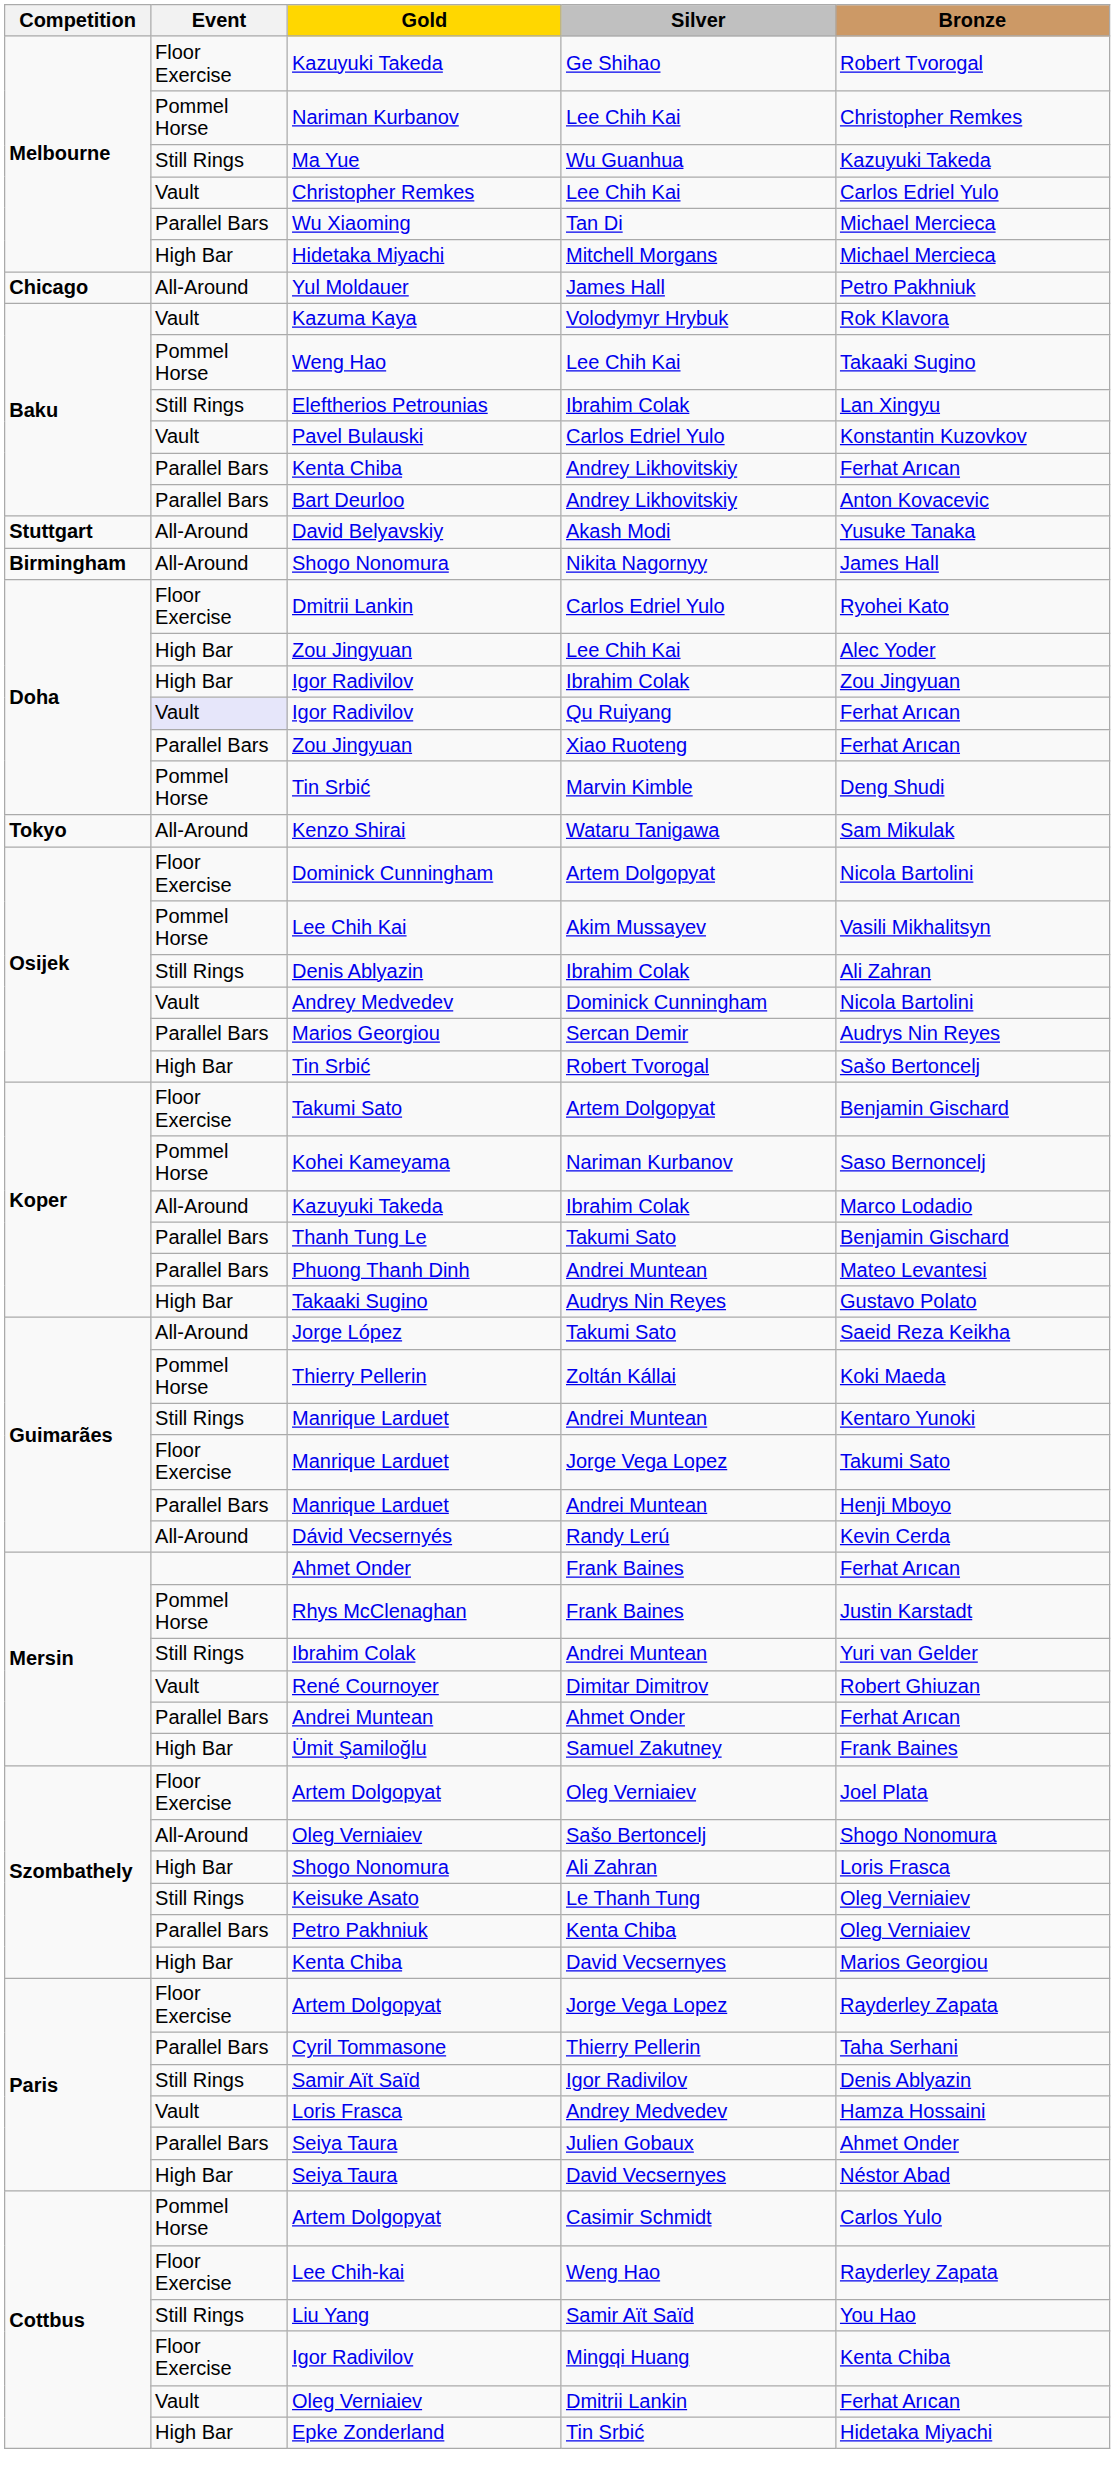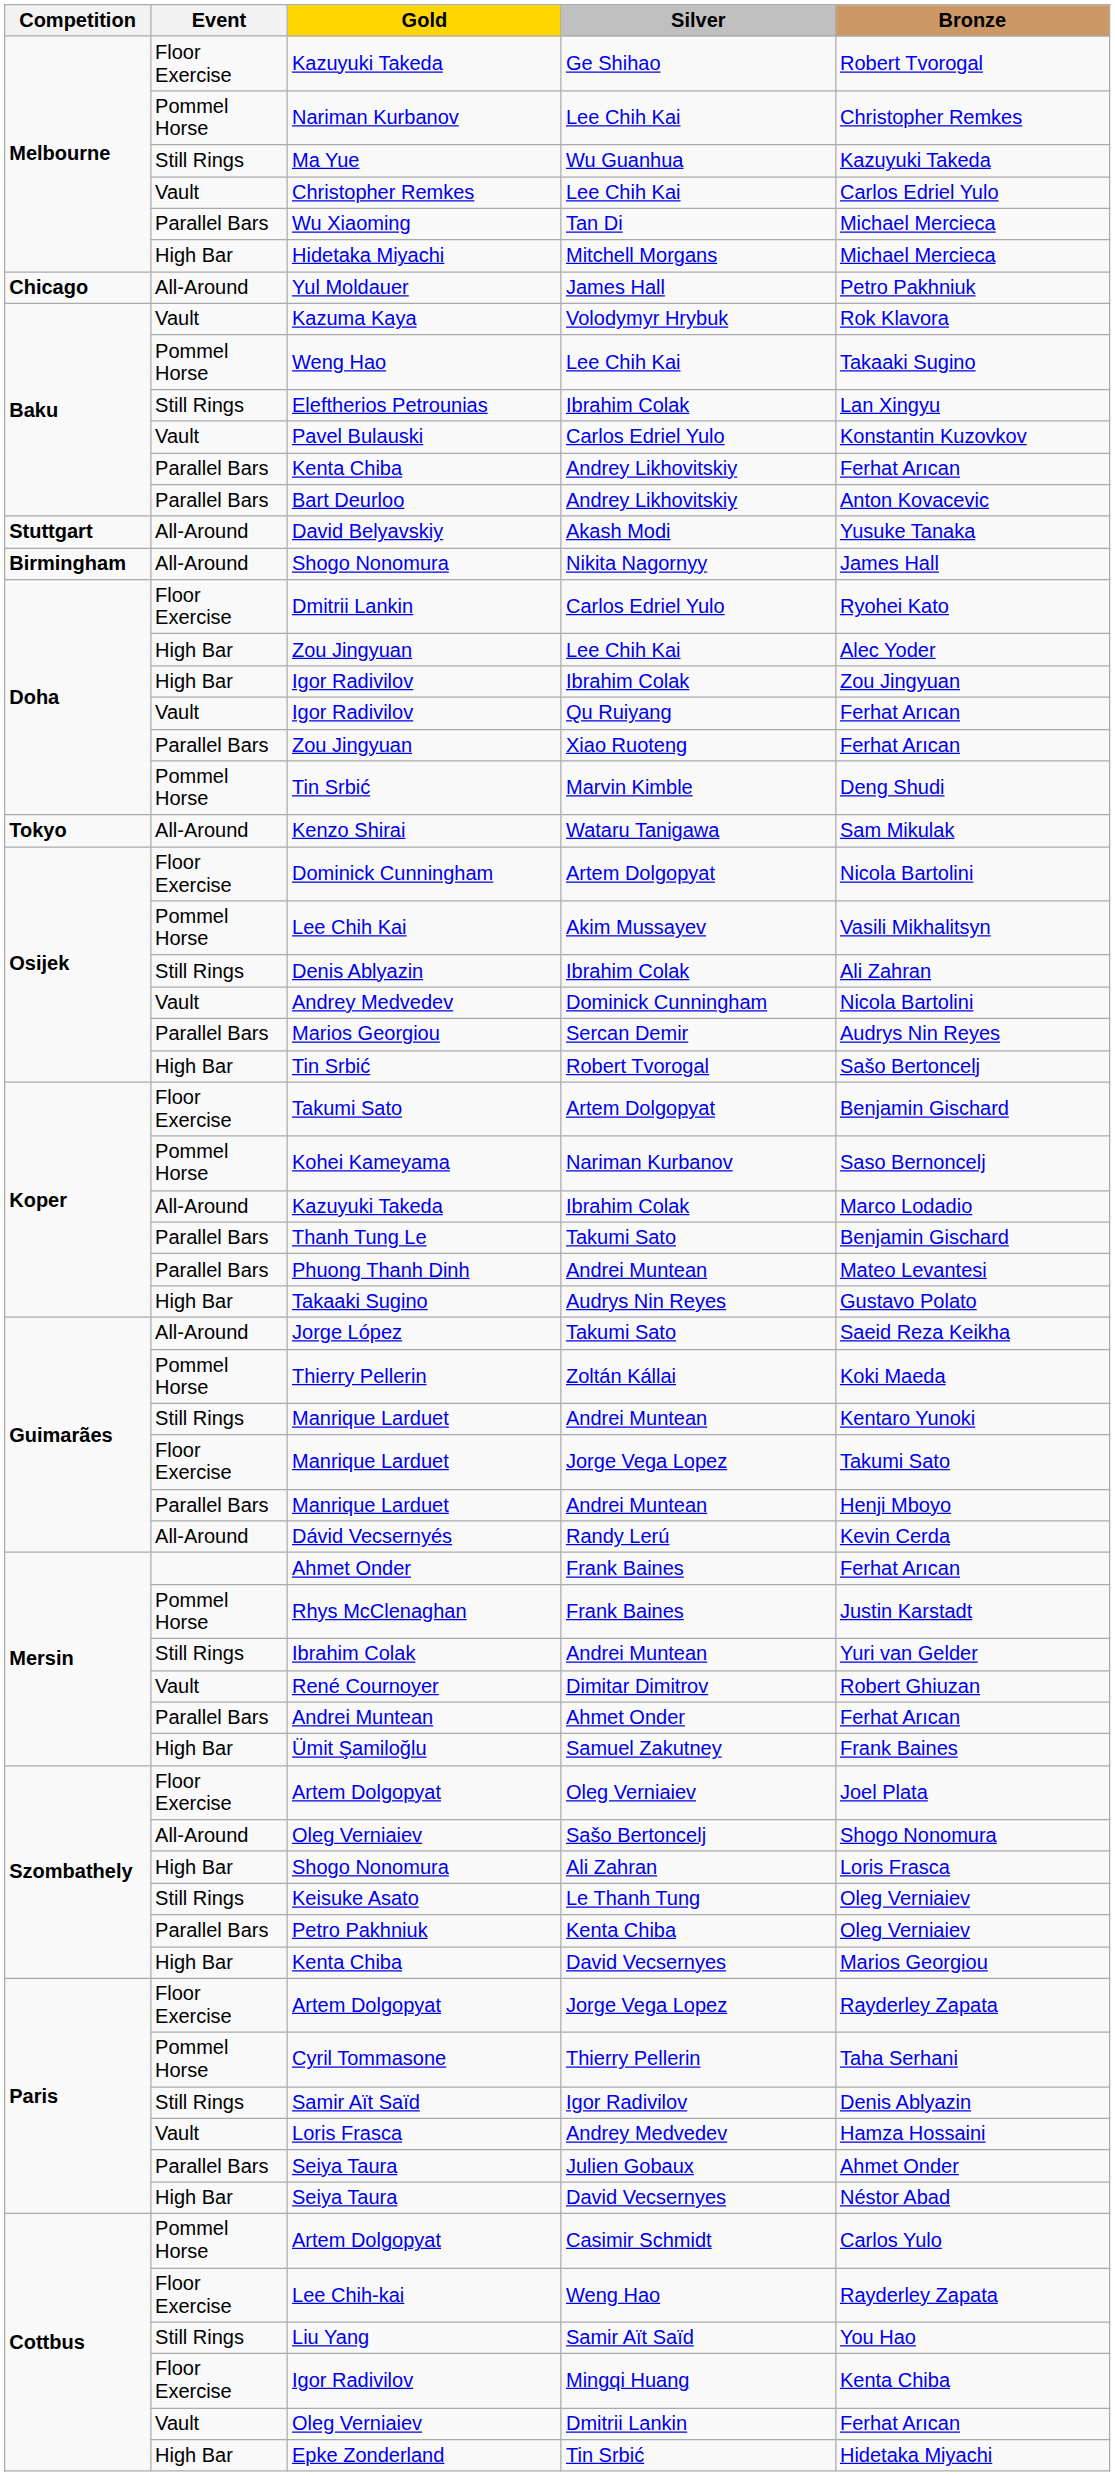(177, 713) lavender background -> (177, 713) no background
(212, 2048) Parallel Bars -> (192, 2059) Pommel Horse
